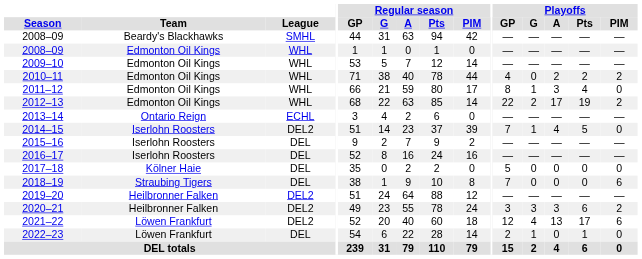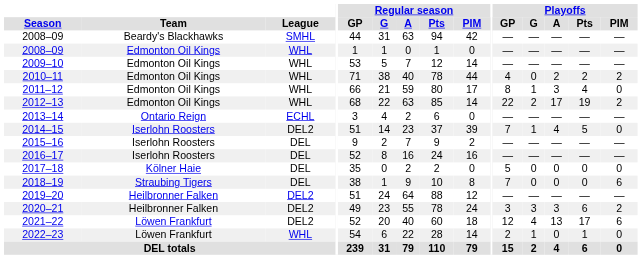(300, 235) DEL -> (300, 235) WHL
